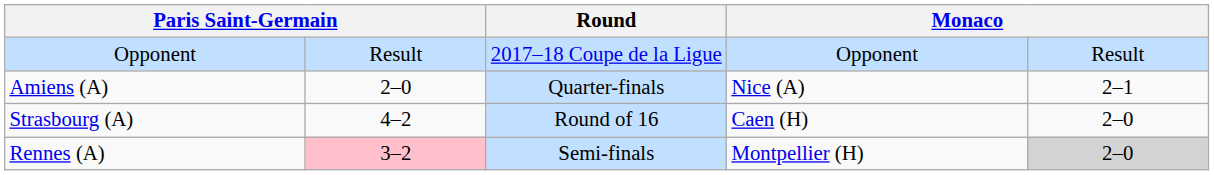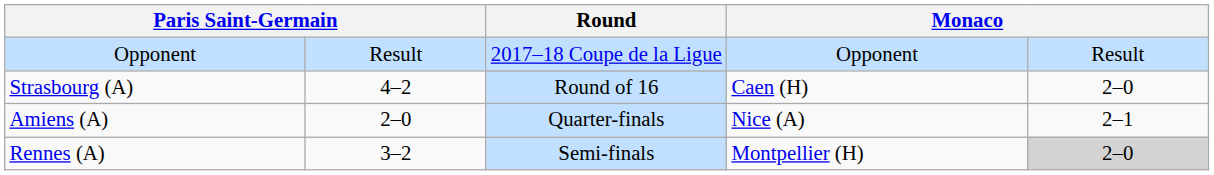rows swapped: (71, 119) <-> (59, 86)
(396, 152) pink background -> (396, 152) no background
